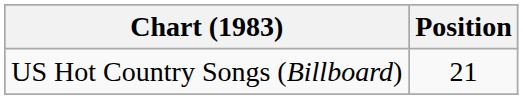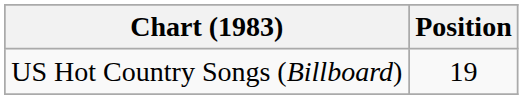(463, 71) 21 -> (463, 71) 19
